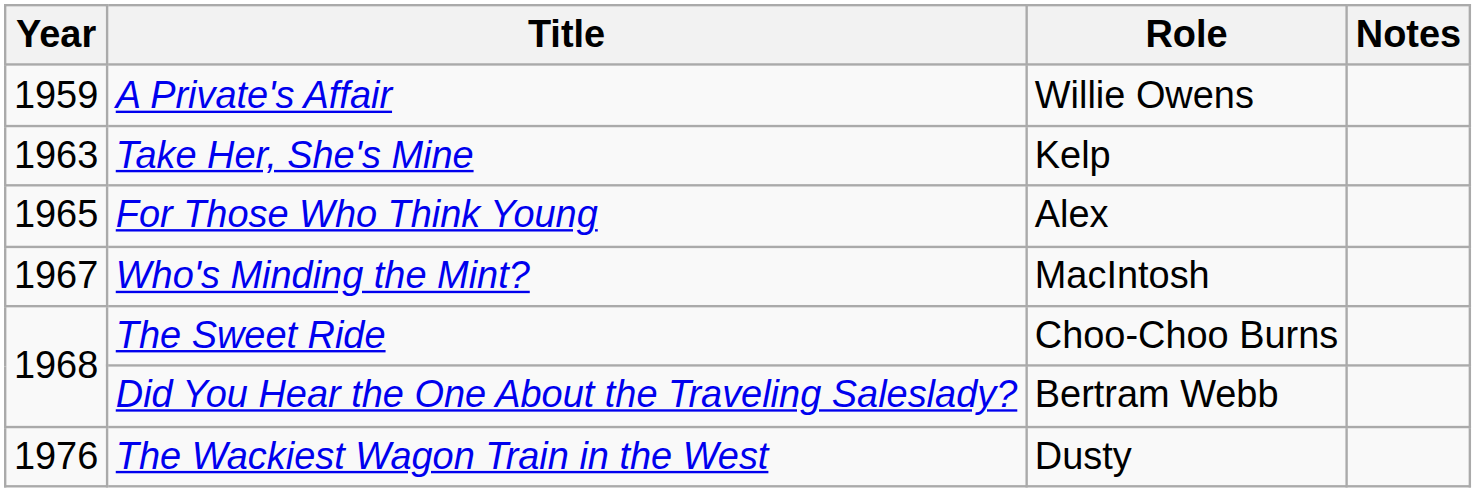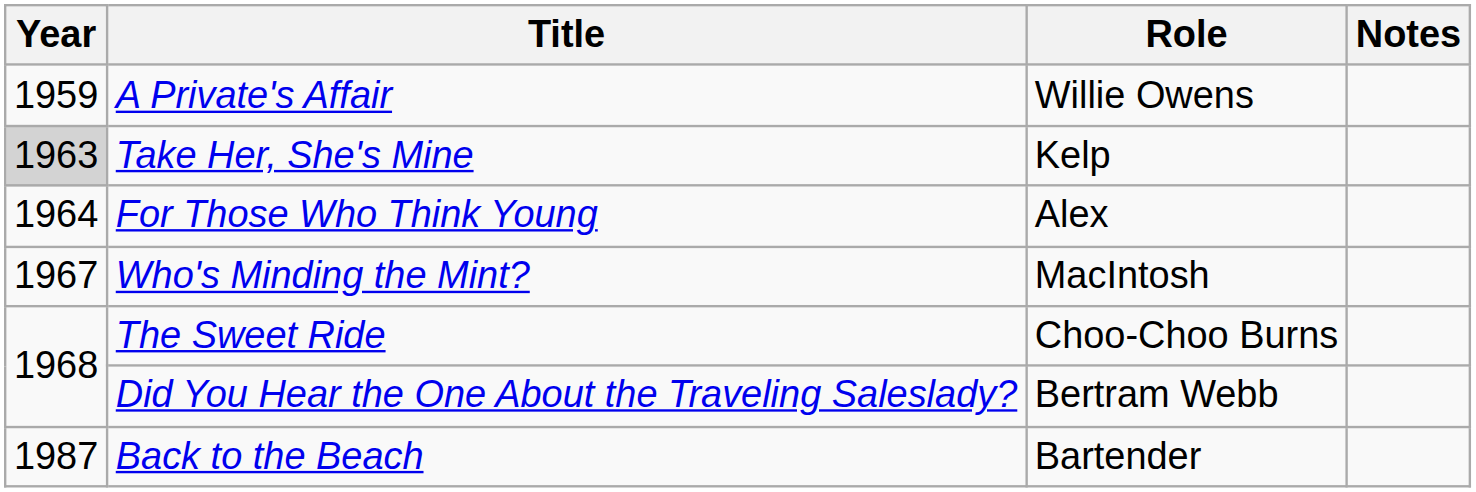(56, 154) no background -> (56, 154) lightgrey background
(56, 214) 1965 -> (56, 214) 1964
- row: (442, 455)
+ row: (270, 455)
